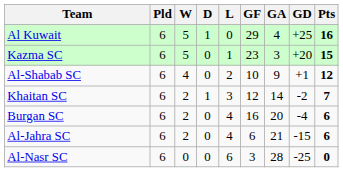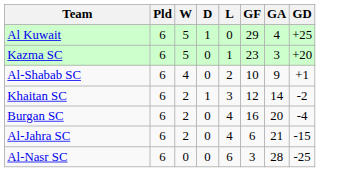- column: (327, 14)
